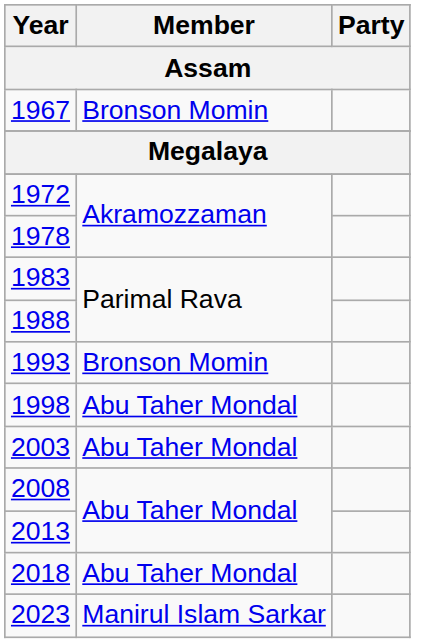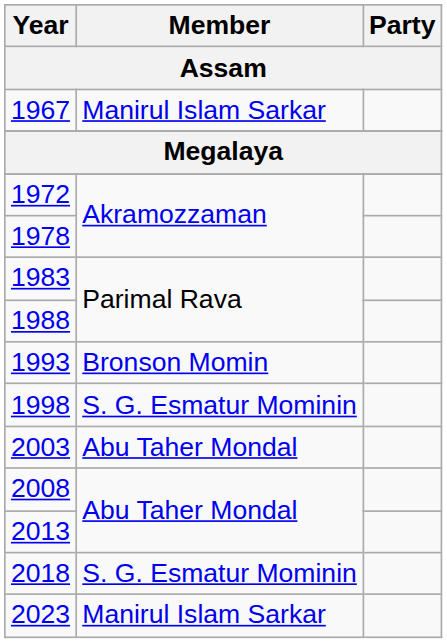(175, 109) Bronson Momin -> (204, 109) Manirul Islam Sarkar
(190, 404) Abu Taher Mondal -> (220, 404) S. G. Esmatur Mominin
(190, 573) Abu Taher Mondal -> (220, 573) S. G. Esmatur Mominin
